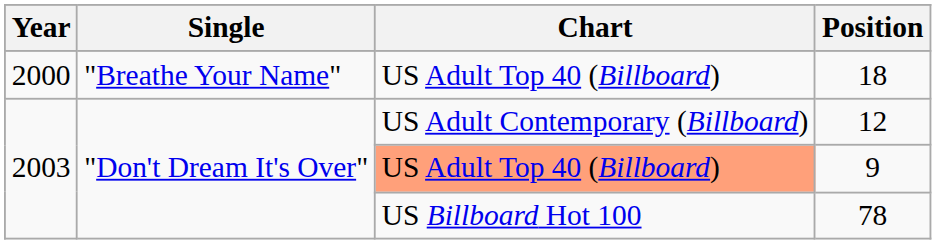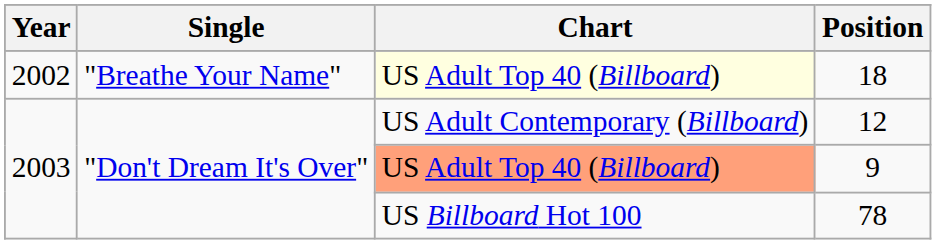(41, 74) 2000 -> (41, 74) 2002
(551, 74) no background -> (551, 74) lightyellow background
